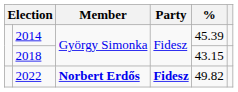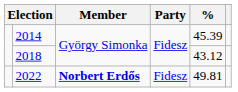(209, 55) 43.15 -> (208, 55) 43.12
(171, 76) bold -> (170, 76) normal
(209, 76) 49.82 -> (208, 76) 49.81
